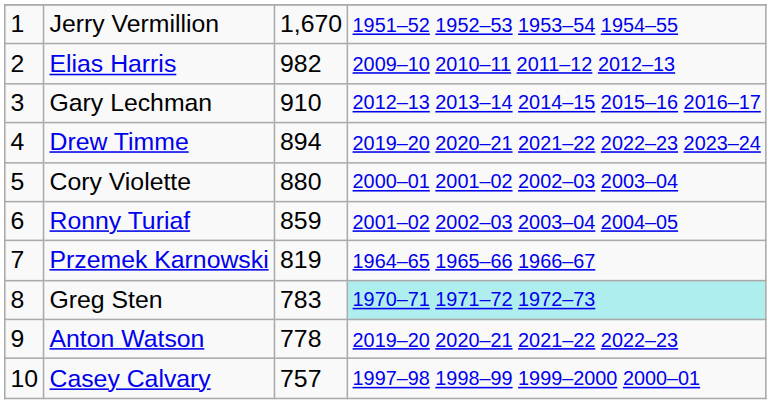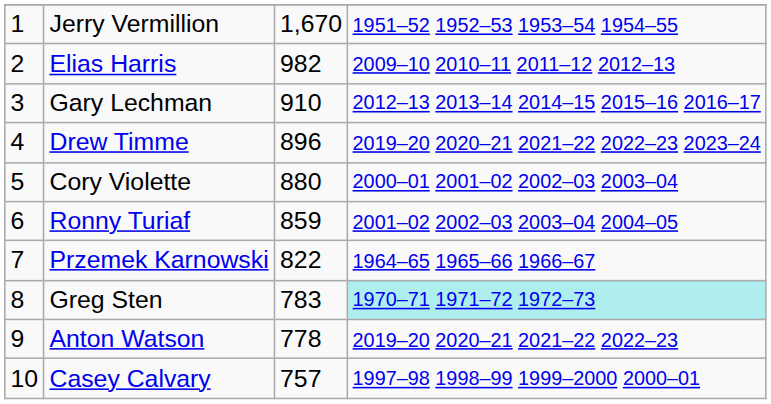(301, 142) 894 -> (301, 142) 896
(301, 260) 819 -> (301, 260) 822
